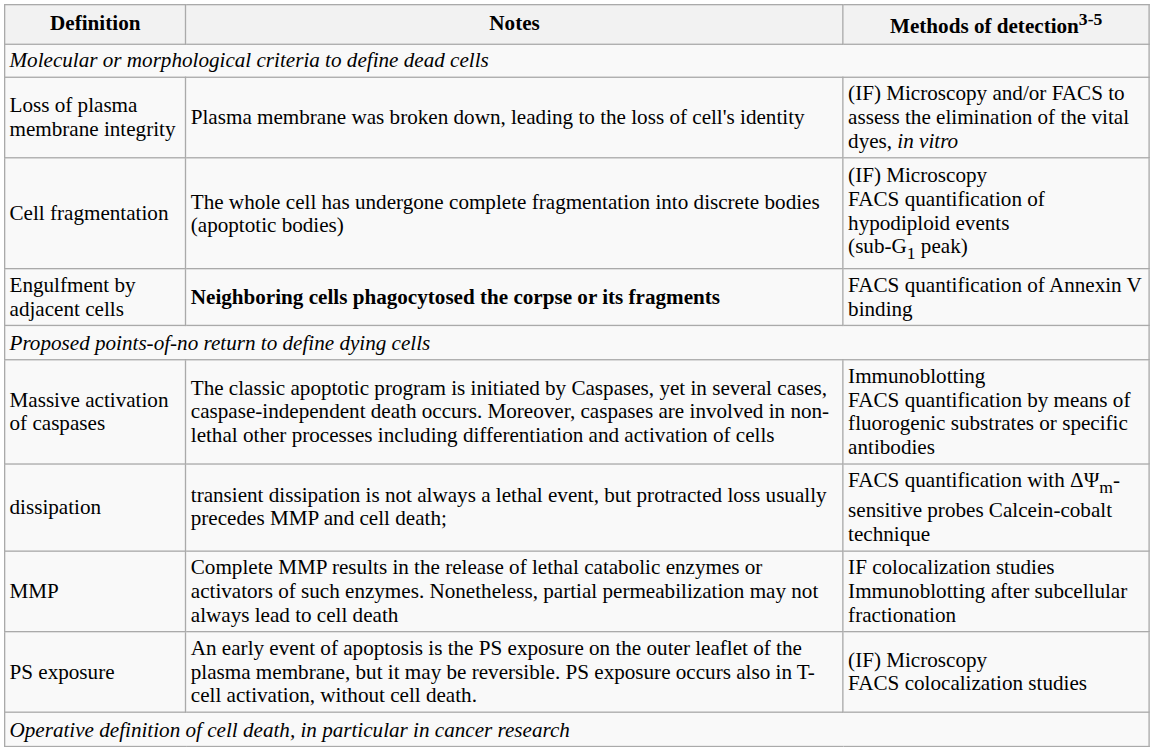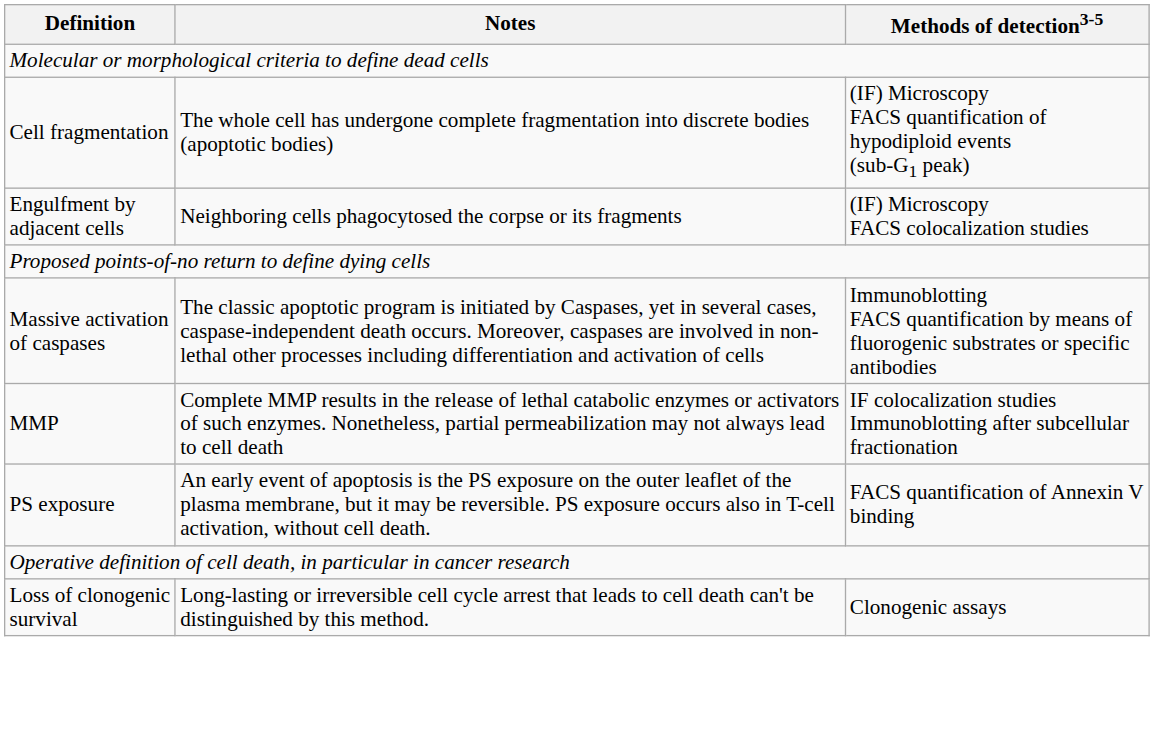- row: (93, 117)
(455, 297) bold -> (431, 216) normal
(995, 297) FACS quantification of Annexin V binding -> (969, 216) (IF) Microscopy FACS colocalization studies
- row: (55, 507)
(968, 672) (IF) Microscopy FACS colocalization studies -> (997, 504) FACS quantification of Annexin V binding
+ row: (90, 607)
